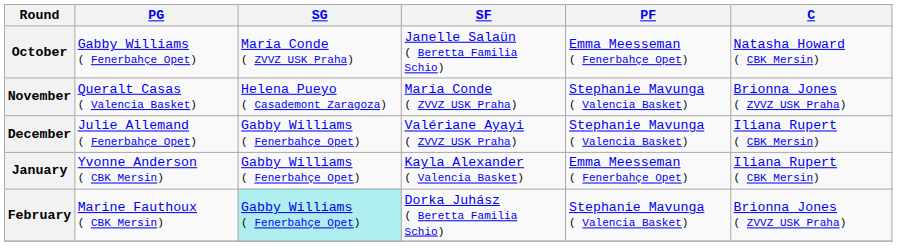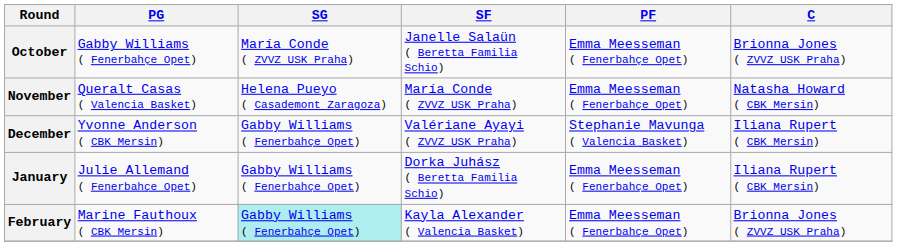(789, 52) Natasha Howard ( CBK Mersin) -> (790, 52) Brionna Jones ( ZVVZ USK Praha)
(637, 96) Stephanie Mavunga ( Valencia Basket) -> (629, 96) Emma Meesseman ( Fenerbahçe Opet)
(790, 96) Brionna Jones ( ZVVZ USK Praha) -> (789, 96) Natasha Howard ( CBK Mersin)
(137, 133) Julie Allemand ( Fenerbahçe Opet) -> (137, 133) Yvonne Anderson ( CBK Mersin)
(137, 170) Yvonne Anderson ( CBK Mersin) -> (137, 178) Julie Allemand ( Fenerbahçe Opet)
(464, 170) Kayla Alexander ( Valencia Basket) -> (461, 178) Dorka Juhász ( Beretta Familia Schio)
(461, 215) Dorka Juhász ( Beretta Familia Schio) -> (464, 222) Kayla Alexander ( Valencia Basket)
(637, 215) Stephanie Mavunga ( Valencia Basket) -> (629, 222) Emma Meesseman ( Fenerbahçe Opet)
